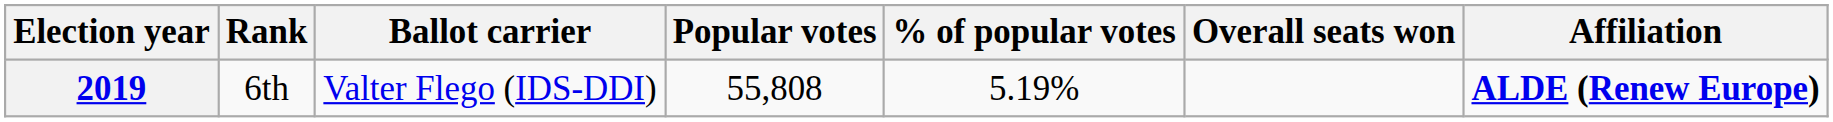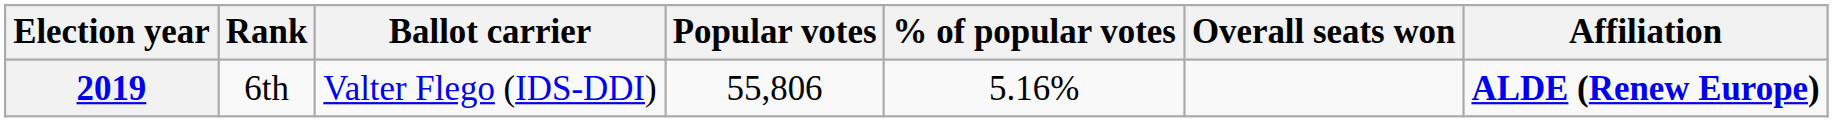(775, 87) 55,808 -> (775, 87) 55,806
(1034, 87) 5.19% -> (1034, 87) 5.16%
